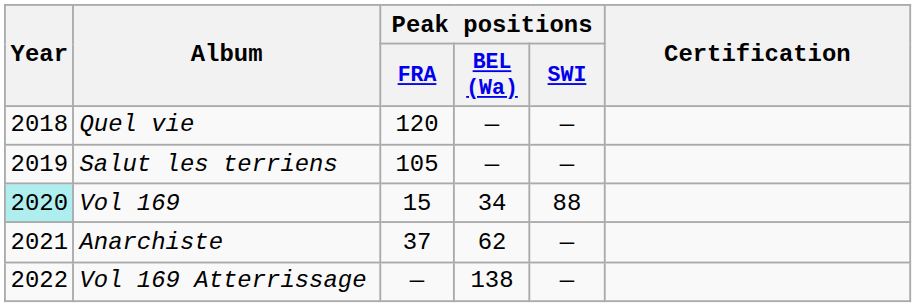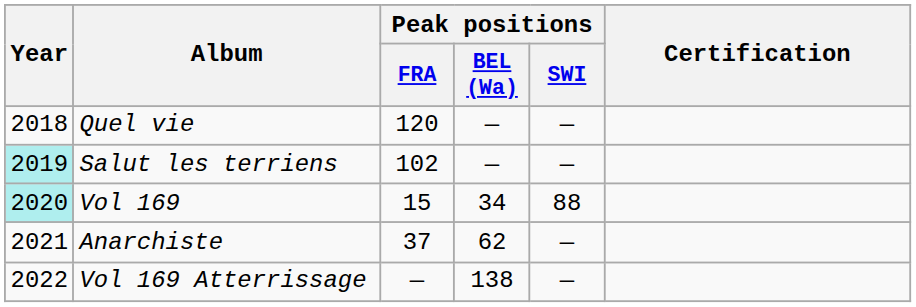(39, 164) no background -> (39, 164) paleturquoise background
(417, 164) 105 -> (417, 164) 102
